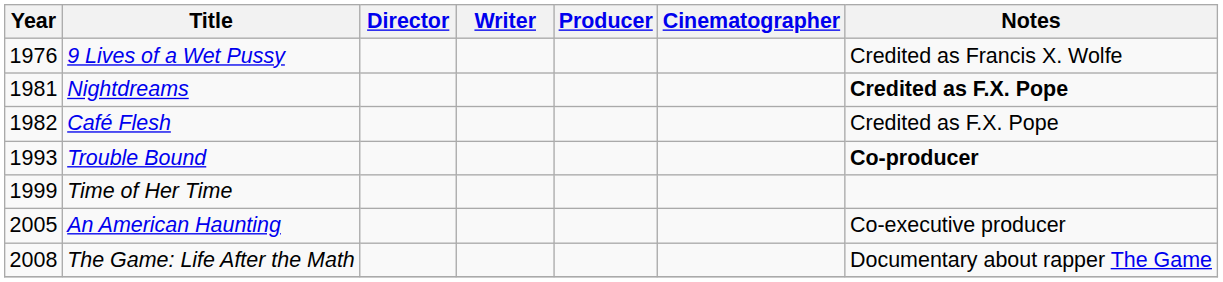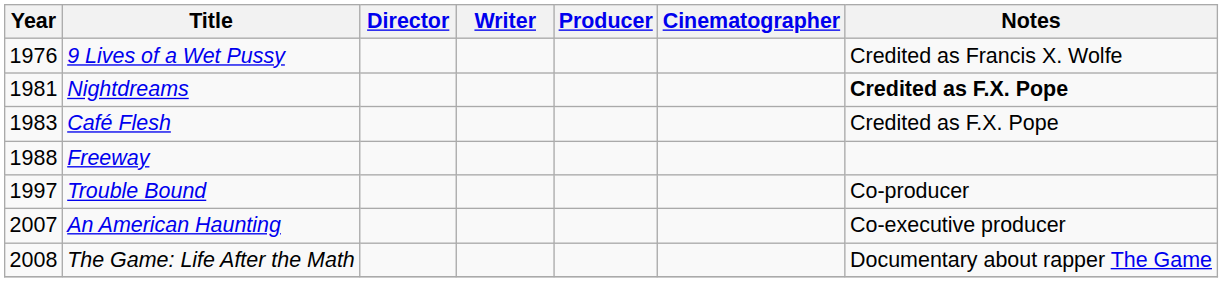(33, 123) 1982 -> (33, 123) 1983
+ row: (108, 157)
(33, 157) 1993 -> (33, 191) 1997
(914, 157) bold -> (910, 191) normal
- row: (150, 191)
(33, 225) 2005 -> (33, 225) 2007
